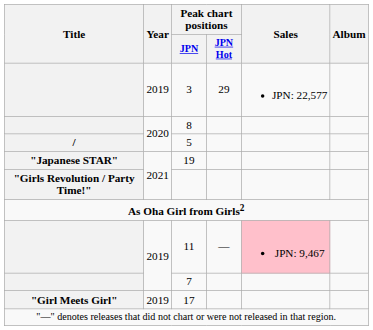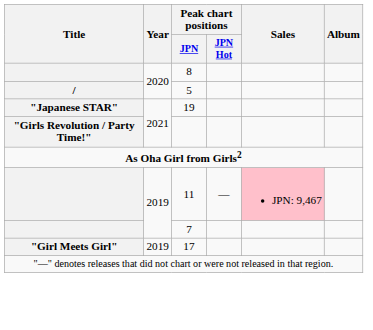- row: (189, 89)
